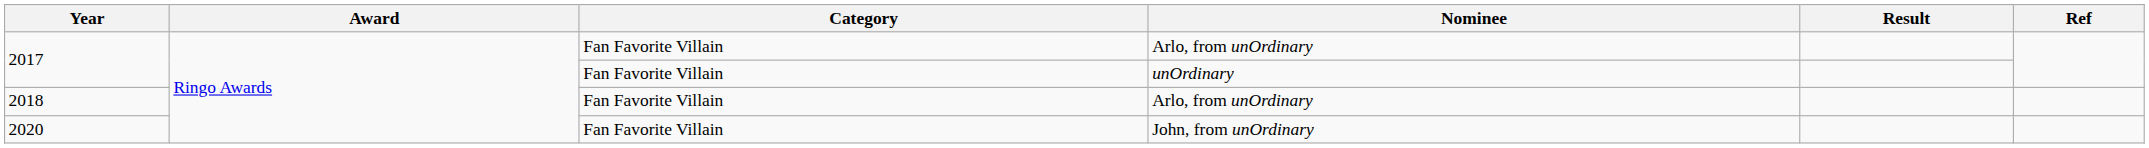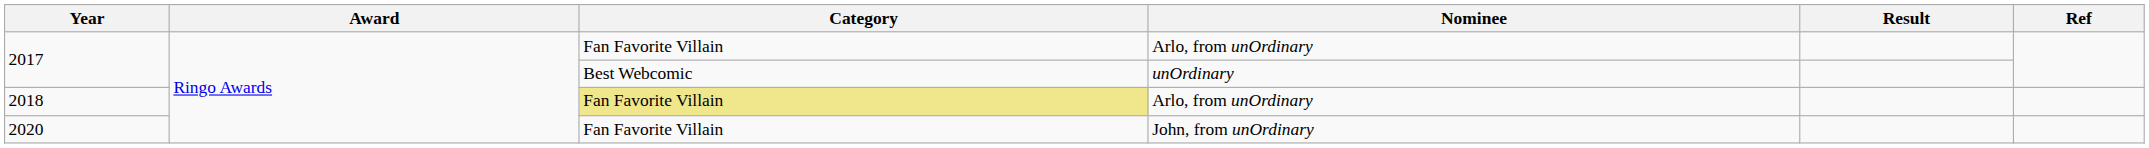(653, 73) Fan Favorite Villain -> (638, 73) Best Webcomic
(653, 101) no background -> (653, 101) khaki background
